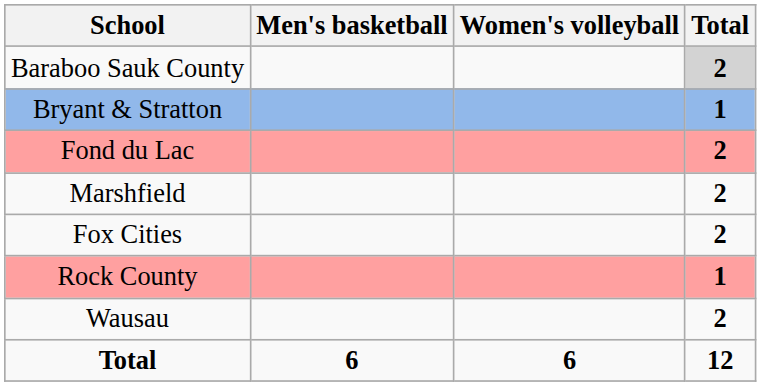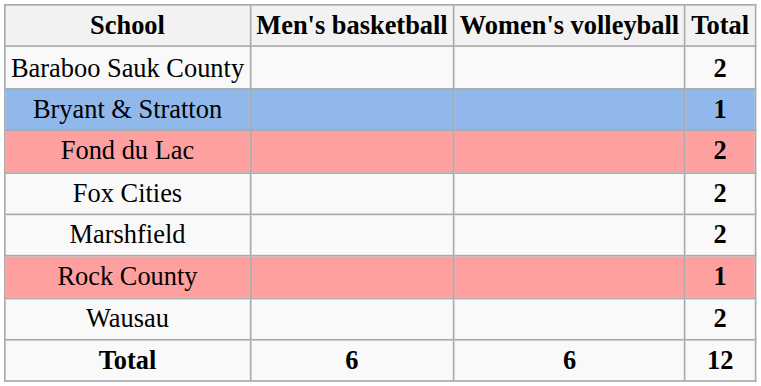(720, 67) lightgrey background -> (720, 67) no background
rows swapped: (128, 234) <-> (128, 192)
